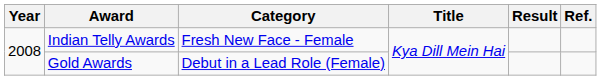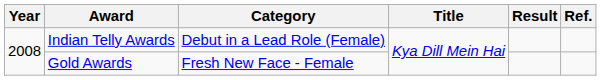(268, 39) Fresh New Face - Female -> (283, 39) Debut in a Lead Role (Female)
(283, 63) Debut in a Lead Role (Female) -> (268, 63) Fresh New Face - Female
